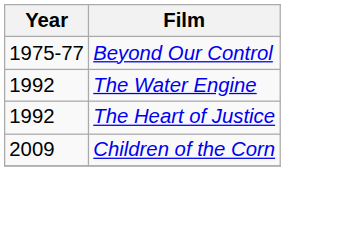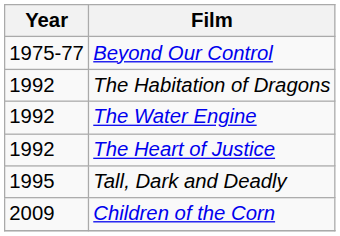+ row: (212, 85)
+ row: (190, 181)
